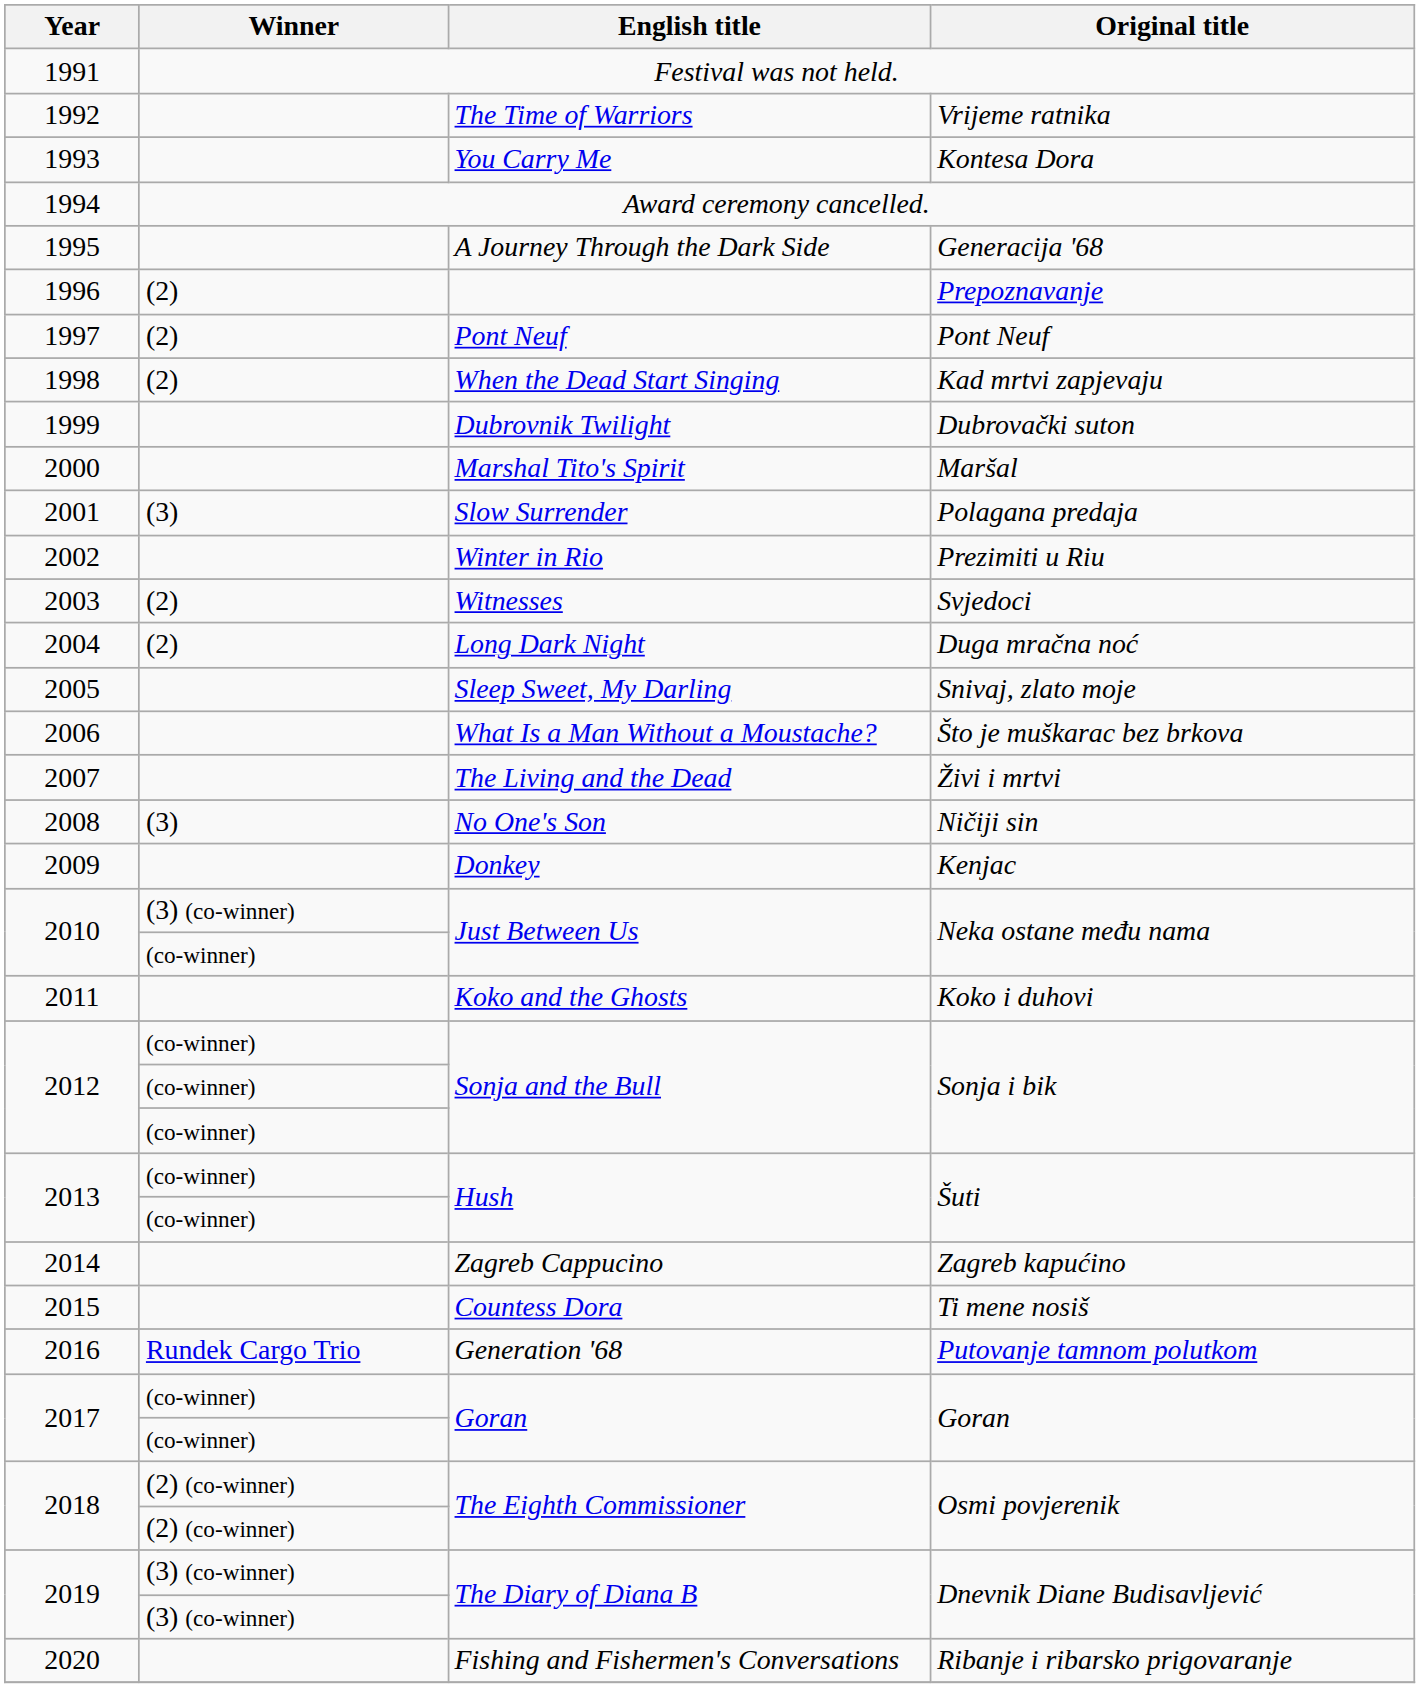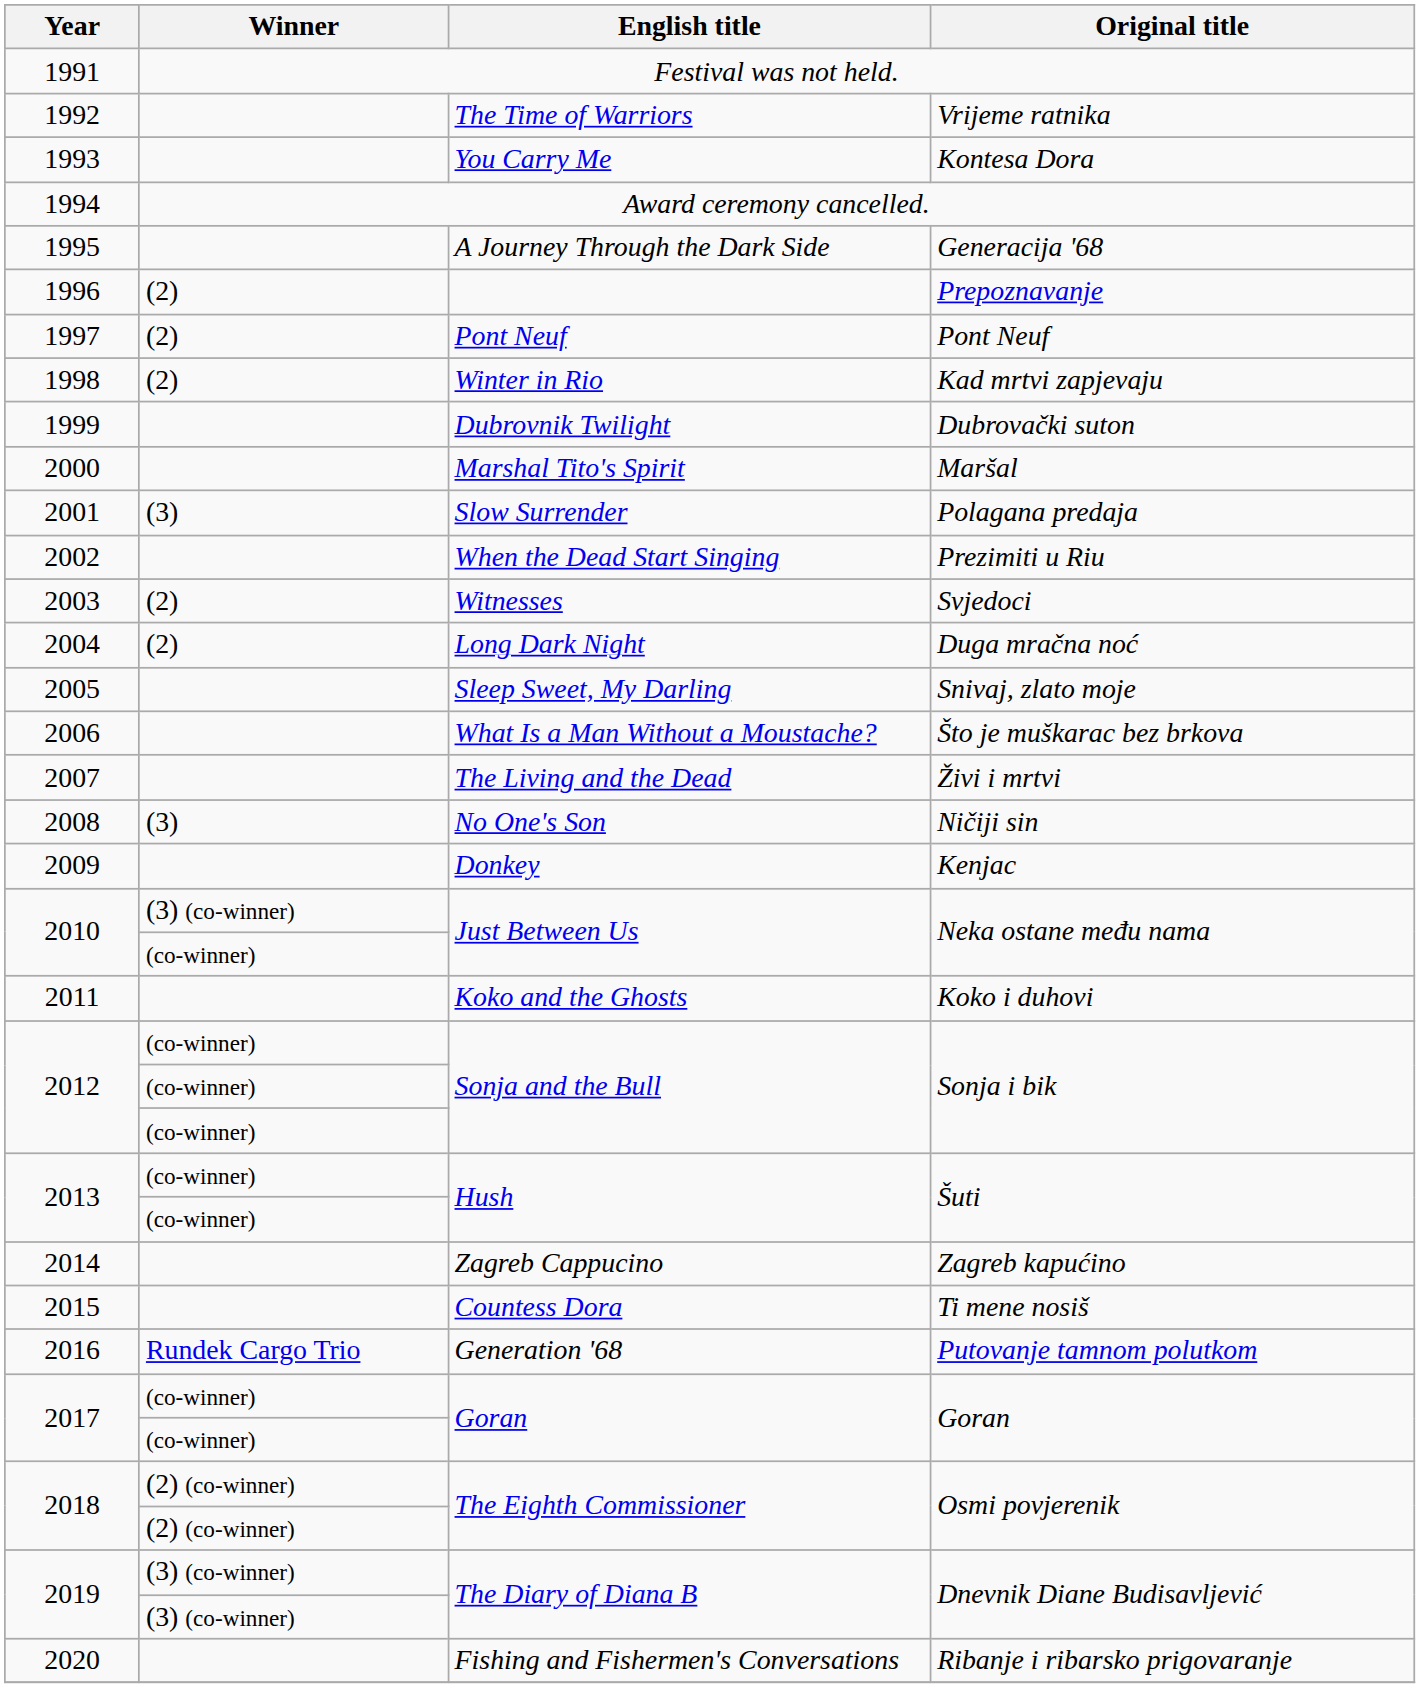(617, 379) When the Dead Start Singing -> (529, 379) Winter in Rio
(529, 556) Winter in Rio -> (617, 556) When the Dead Start Singing
